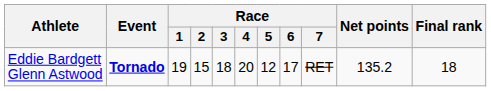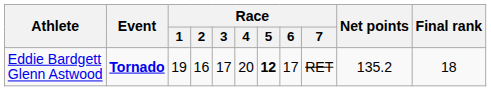(201, 67) 15 -> (201, 67) 16
(224, 67) 18 -> (224, 67) 17
(268, 67) normal -> (268, 67) bold
